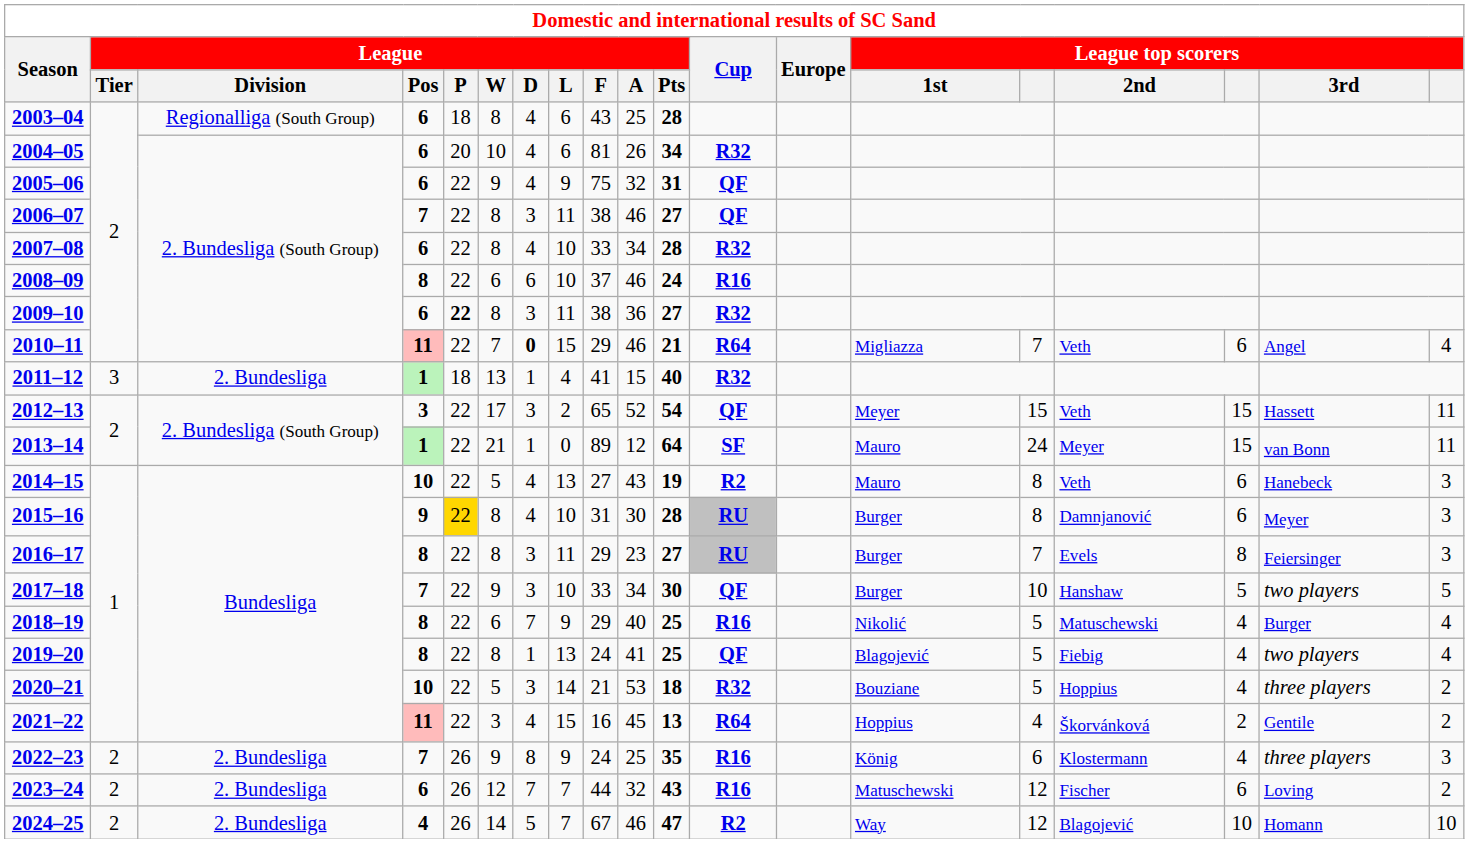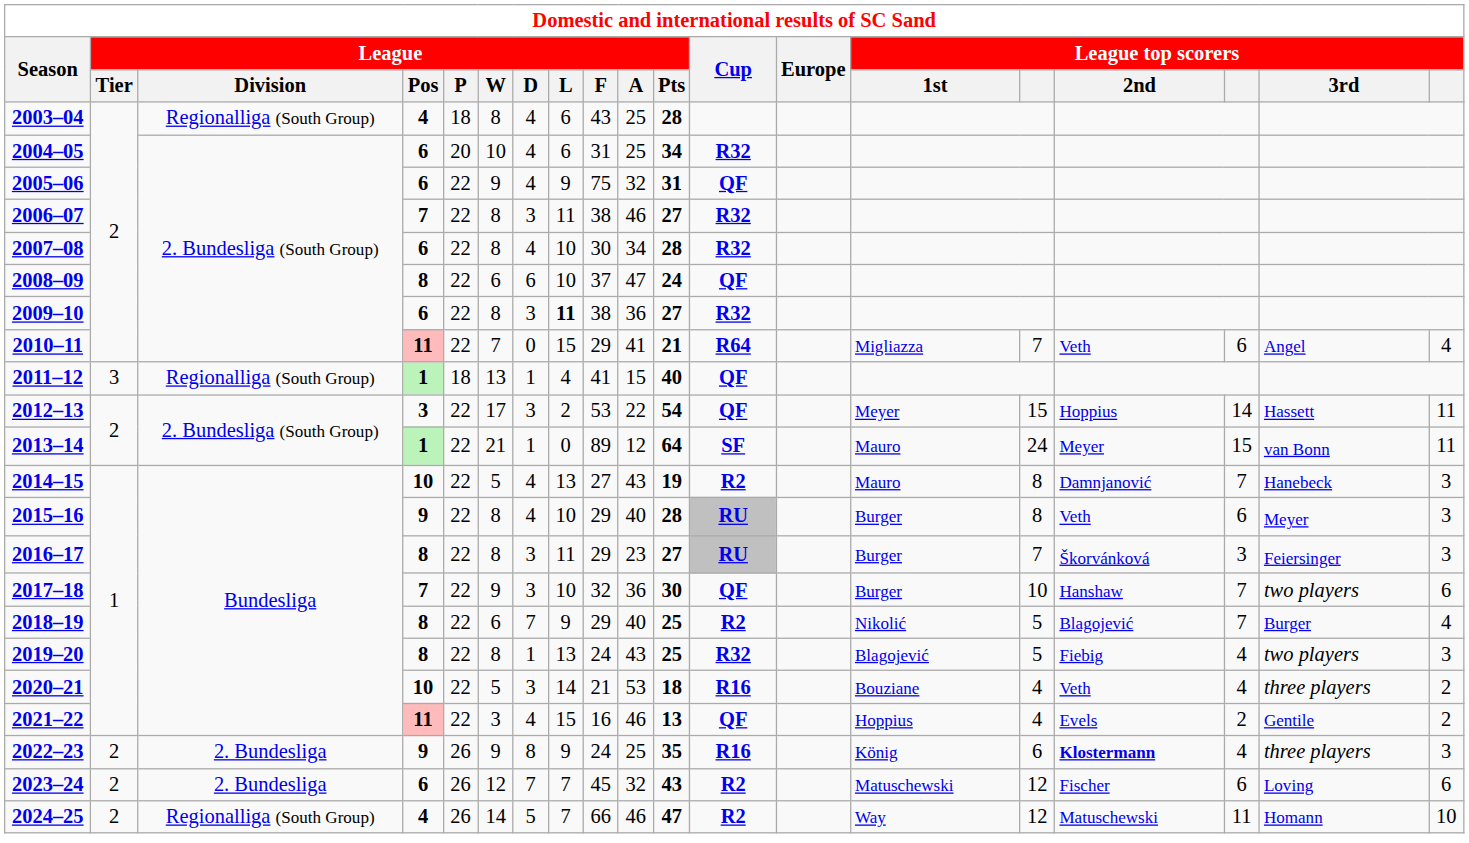(423, 118) 6 -> (423, 118) 4
(601, 150) 81 -> (601, 150) 31
(636, 150) 26 -> (636, 150) 25
(733, 215) QF -> (733, 215) R32
(601, 248) 33 -> (601, 248) 30
(636, 280) 46 -> (636, 280) 47
(733, 280) R16 -> (733, 280) QF
(461, 313) bold -> (461, 313) normal
(566, 313) normal -> (566, 313) bold
(531, 345) bold -> (531, 345) normal
(636, 345) 46 -> (636, 345) 41
(270, 378) 2. Bundesliga -> (270, 378) Regionalliga (South Group)
(733, 378) R32 -> (733, 378) QF
(601, 410) 65 -> (601, 410) 53
(636, 410) 52 -> (636, 410) 22
(1075, 411) Veth -> (1088, 411) Hoppius
(1242, 410) 15 -> (1242, 410) 14
(1075, 482) Veth -> (1105, 482) Damnjanović
(1242, 480) 6 -> (1242, 480) 7
(461, 516) gold background -> (461, 516) no background
(601, 516) 31 -> (601, 516) 29
(636, 516) 30 -> (636, 516) 40
(1105, 517) Damnjanović -> (1075, 517) Veth
(1078, 555) Evels -> (1104, 558) Škorvánková
(1242, 554) 8 -> (1242, 554) 3
(601, 589) 33 -> (601, 589) 32
(636, 589) 34 -> (636, 589) 36
(1242, 589) 5 -> (1242, 589) 7
(1446, 589) 5 -> (1446, 589) 6
(733, 621) R16 -> (733, 621) R2
(1109, 623) Matuschewski -> (1096, 623) Blagojević
(1242, 622) 4 -> (1242, 622) 7
(636, 654) 41 -> (636, 654) 43
(733, 654) QF -> (733, 654) R32
(1446, 654) 4 -> (1446, 654) 3
(733, 686) R32 -> (733, 686) R16
(1037, 686) 5 -> (1037, 686) 4
(1088, 688) Hoppius -> (1075, 688) Veth
(636, 722) 45 -> (636, 719) 46
(733, 722) R64 -> (733, 719) QF
(1104, 726) Škorvánková -> (1078, 720) Evels
(423, 757) 7 -> (423, 751) 9
(1104, 758) normal -> (1107, 751) bold
(601, 789) 44 -> (601, 784) 45
(733, 789) R16 -> (733, 784) R2
(1446, 789) 2 -> (1446, 784) 6
(270, 822) 2. Bundesliga -> (270, 816) Regionalliga (South Group)
(601, 822) 67 -> (601, 816) 66
(1096, 823) Blagojević -> (1109, 818) Matuschewski
(1242, 822) 10 -> (1242, 816) 11
